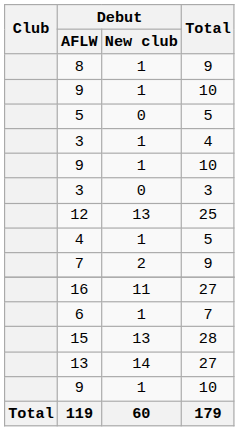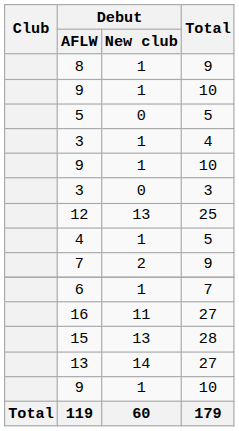rows swapped: (79, 314) <-> (79, 290)
